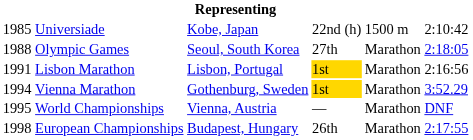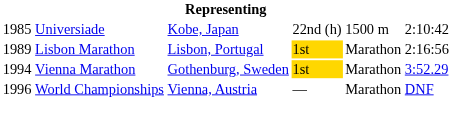- row: (82, 49)
(17, 69) 1991 -> (17, 49) 1989
(17, 108) 1995 -> (17, 89) 1996
- row: (109, 128)
